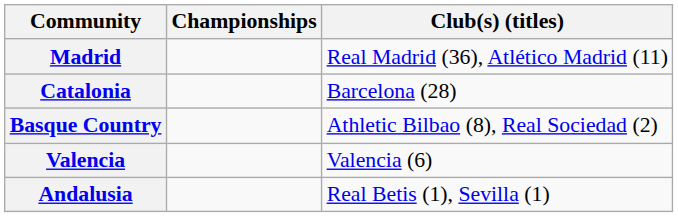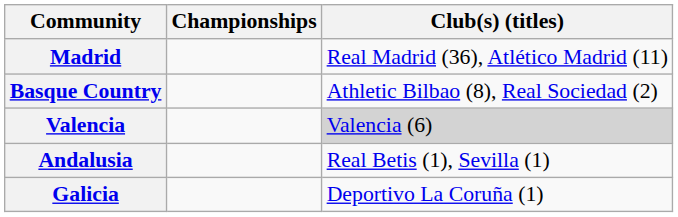- row: (86, 90)
(379, 159) no background -> (379, 125) lightgrey background
+ row: (86, 194)
